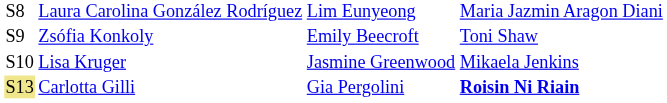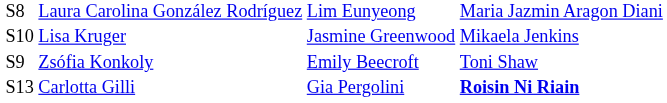rows swapped: (96, 36) <-> (82, 61)
(20, 86) khaki background -> (20, 86) no background
